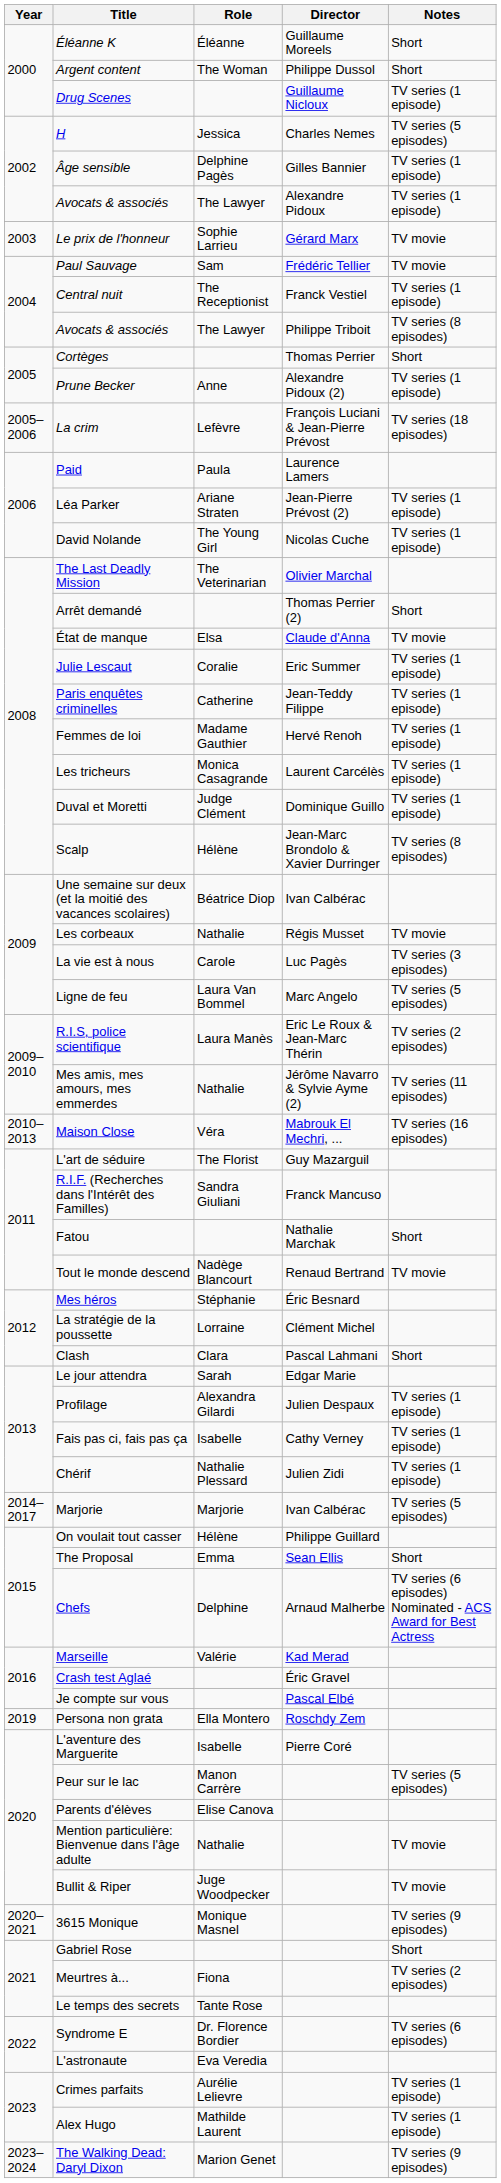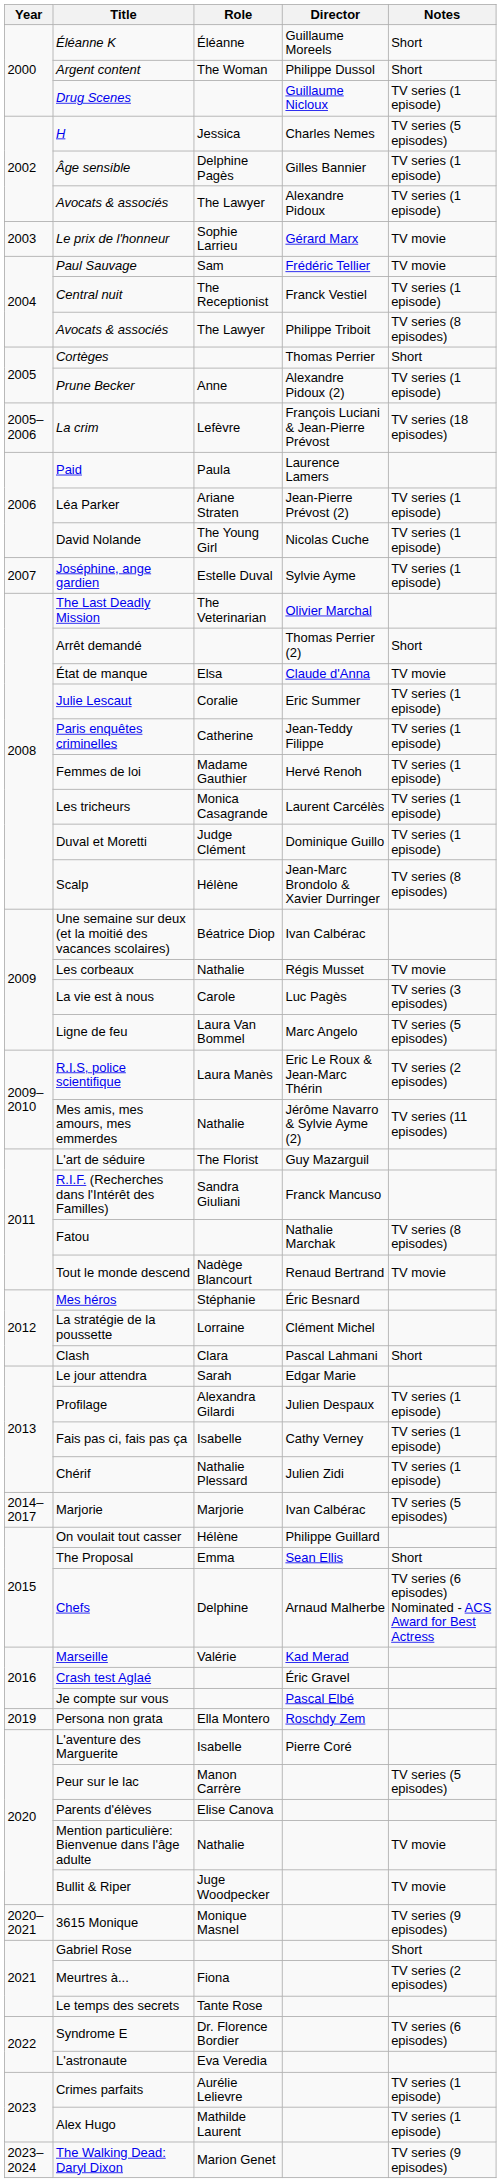+ row: (104, 575)
- row: (95, 1131)
(407, 1237) Short -> (426, 1237) TV series (8 episodes)
